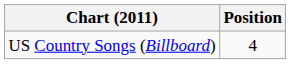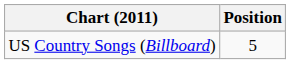(253, 44) 4 -> (253, 44) 5
